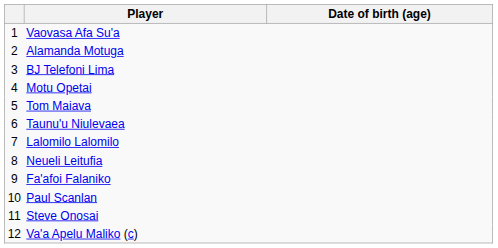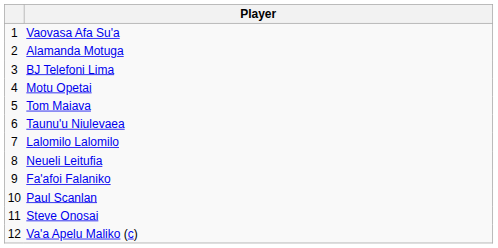- column: (379, 14)
